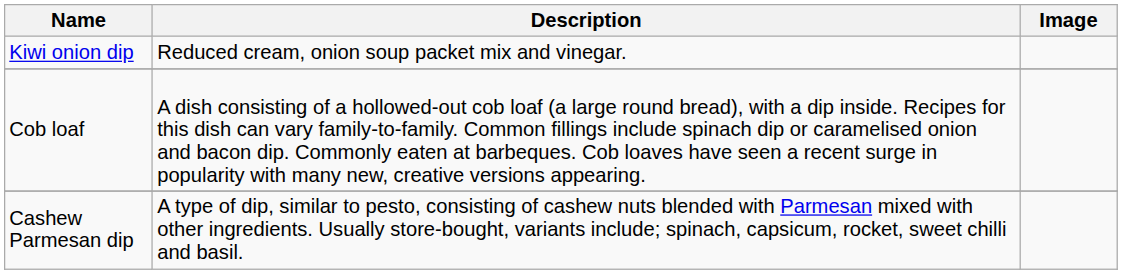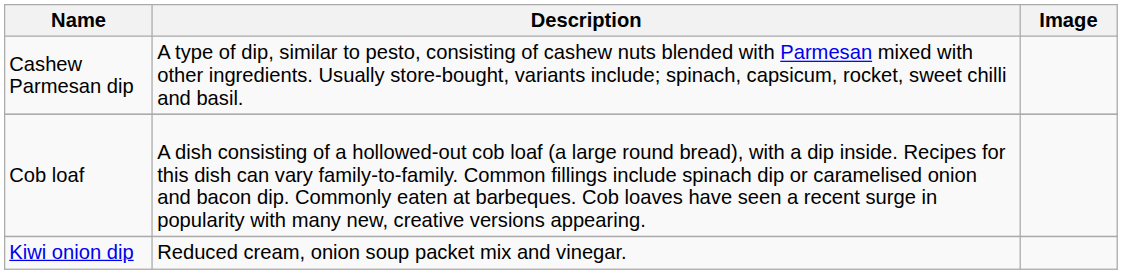rows swapped: (71, 229) <-> (71, 52)
